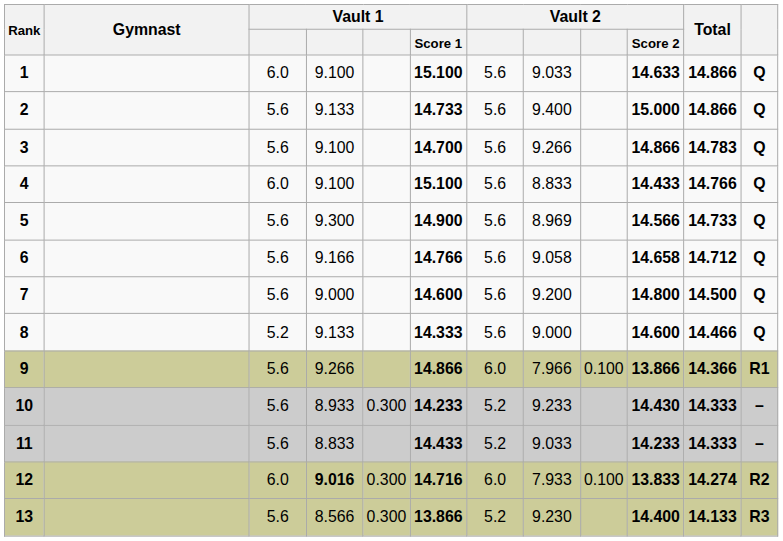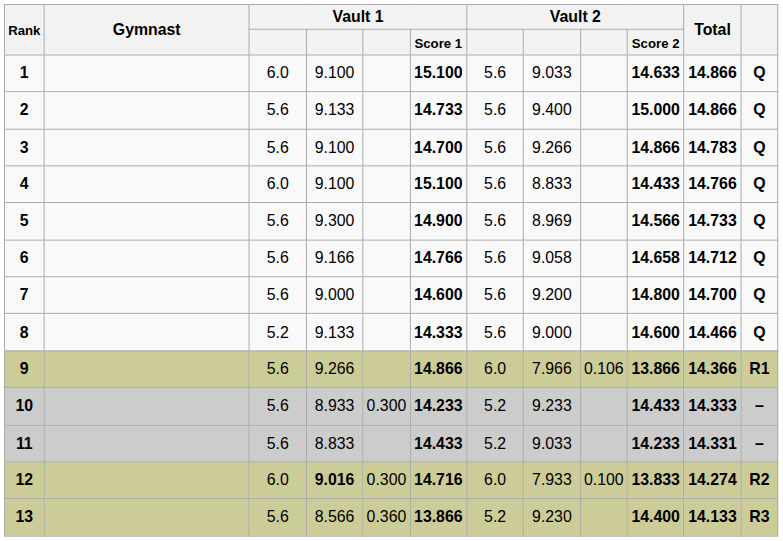(712, 295) 14.500 -> (712, 295) 14.700
(604, 369) 0.100 -> (604, 369) 0.106
(656, 406) 14.430 -> (656, 406) 14.433
(712, 443) 14.333 -> (712, 443) 14.331
(386, 517) 0.300 -> (386, 517) 0.360
